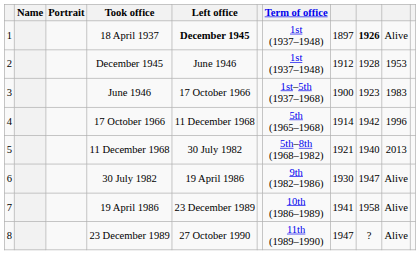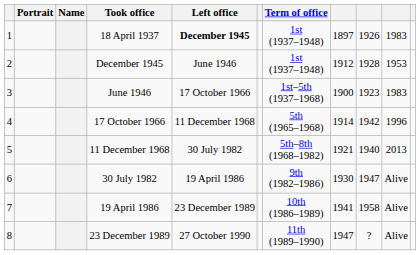columns swapped: (66, 12) <-> (30, 12)
(369, 35) bold -> (369, 35) normal
(396, 35) Alive -> (396, 35) 1983
